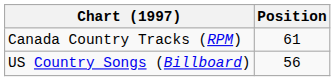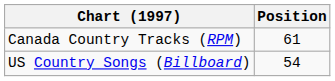(292, 63) 56 -> (292, 63) 54
